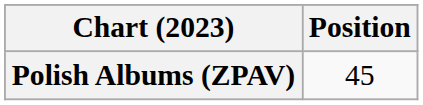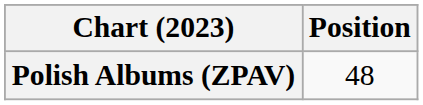(360, 74) 45 -> (360, 74) 48
